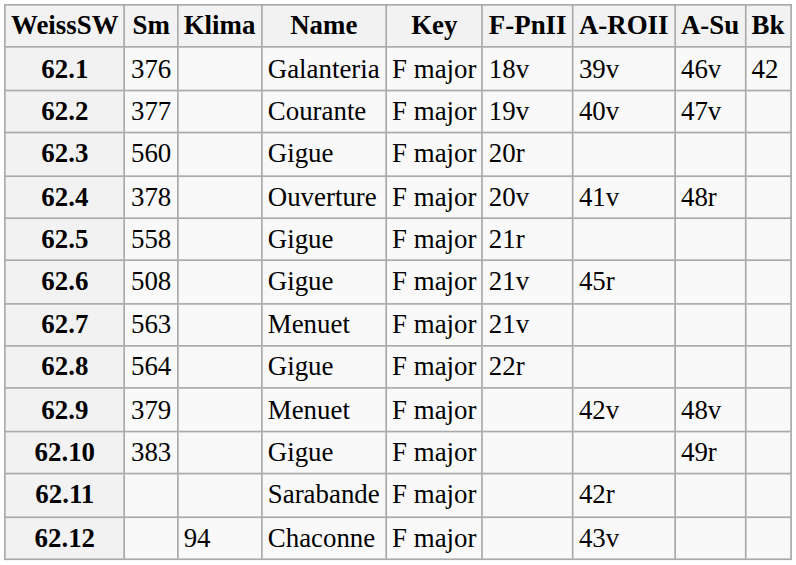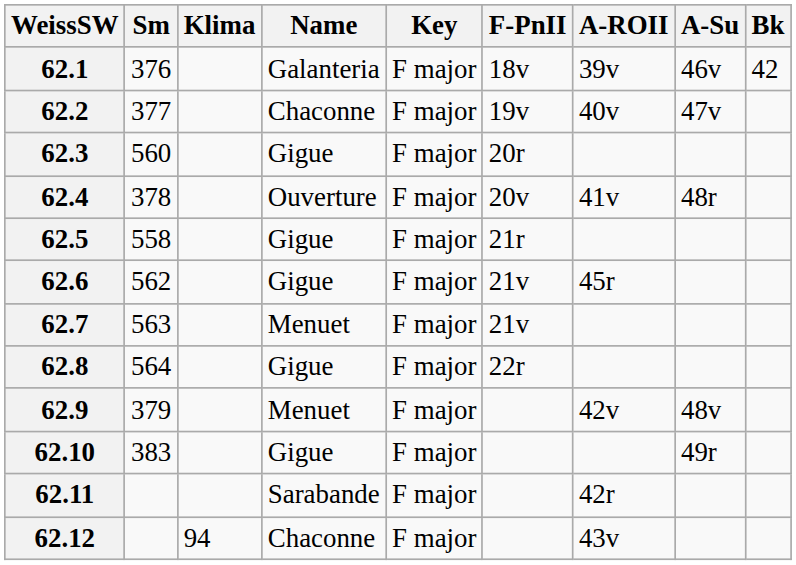(317, 111) Courante -> (322, 111) Chaconne
(151, 281) 508 -> (151, 281) 562
